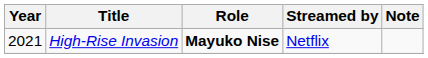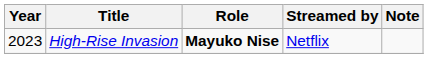(25, 41) 2021 -> (25, 41) 2023
